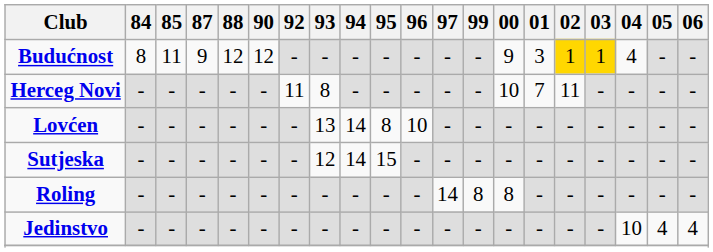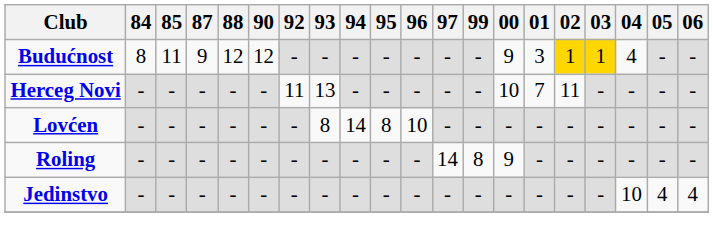(325, 90) 8 -> (325, 90) 13
(325, 125) 13 -> (325, 125) 8
- row: (66, 159)
(509, 194) 8 -> (509, 159) 9
